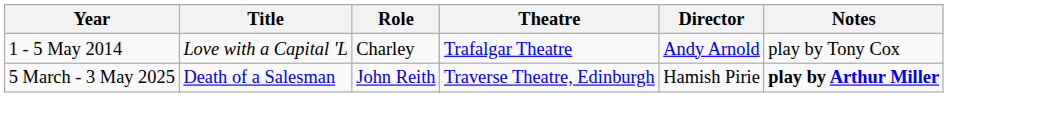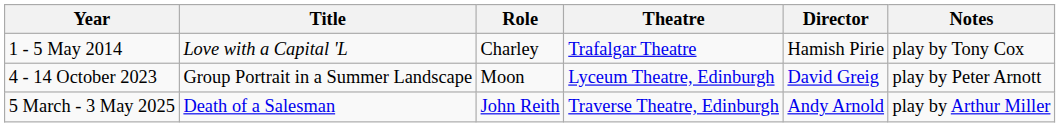(712, 48) Andy Arnold -> (836, 48) Hamish Pirie
+ row: (83, 77)
(712, 77) Hamish Pirie -> (836, 106) Andy Arnold
(854, 77) bold -> (972, 106) normal
